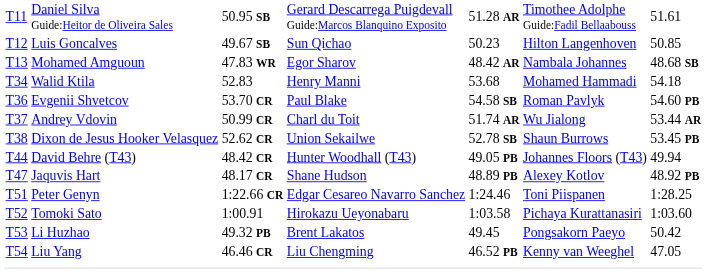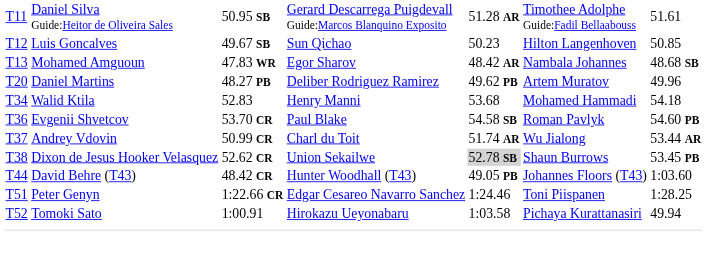+ row: (73, 81)
(493, 138) no background -> (493, 157) lightgrey background
(666, 157) 49.94 -> (671, 176) 1:03.60
- row: (66, 176)
(671, 214) 1:03.60 -> (666, 214) 49.94
- row: (60, 232)
- row: (56, 251)
